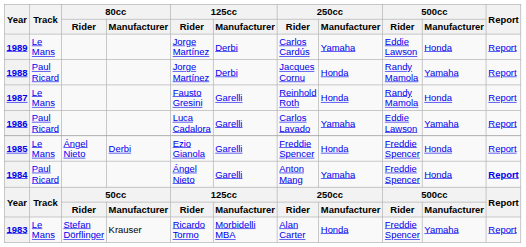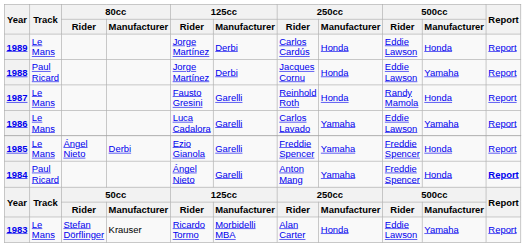(338, 47) Yamaha -> (335, 47) Honda
(402, 73) Randy Mamola -> (401, 73) Eddie Lawson
(45, 123) Paul Ricard -> (43, 123) Le Mans
(335, 149) Honda -> (338, 149) Yamaha
(402, 230) Freddie Spencer -> (401, 230) Eddie Lawson
